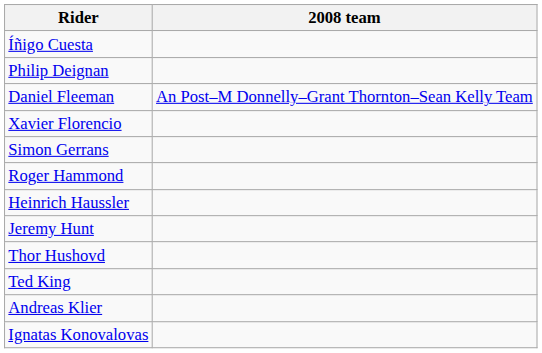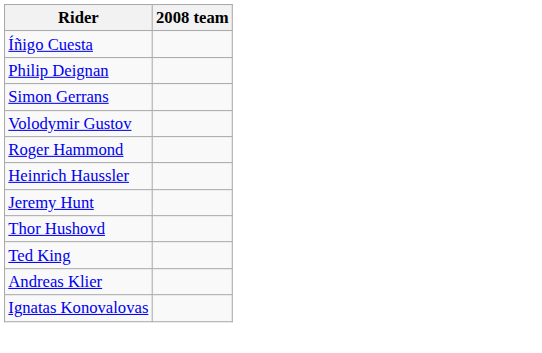- row: (61, 96)
- row: (65, 123)
+ row: (70, 123)
